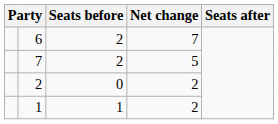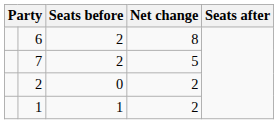(195, 38) 7 -> (195, 38) 8
